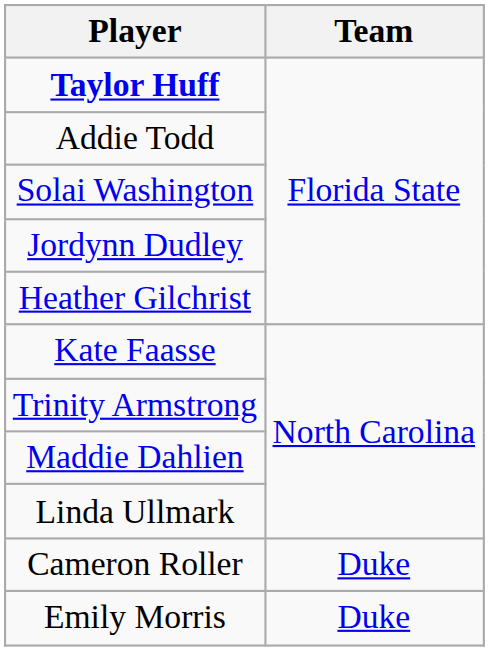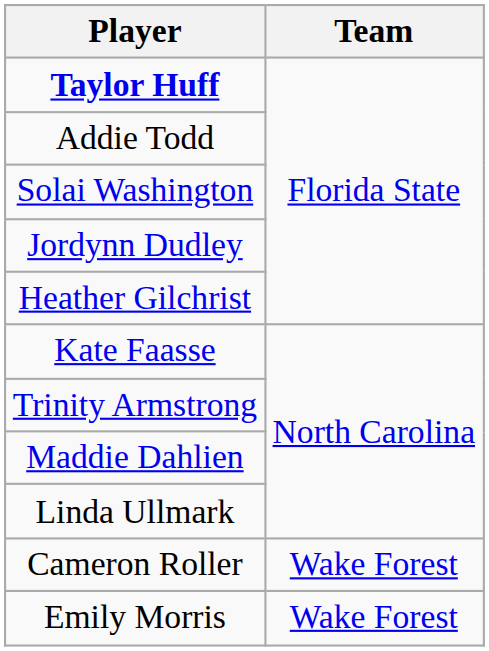(374, 564) Duke -> (374, 564) Wake Forest
(374, 617) Duke -> (374, 617) Wake Forest
